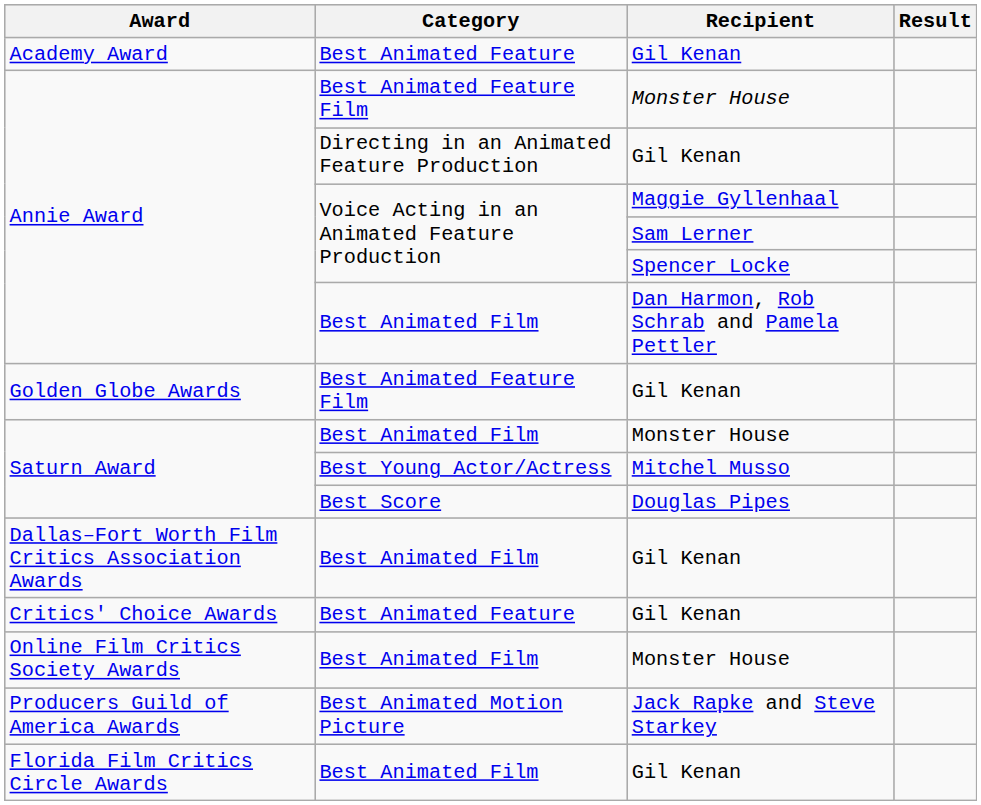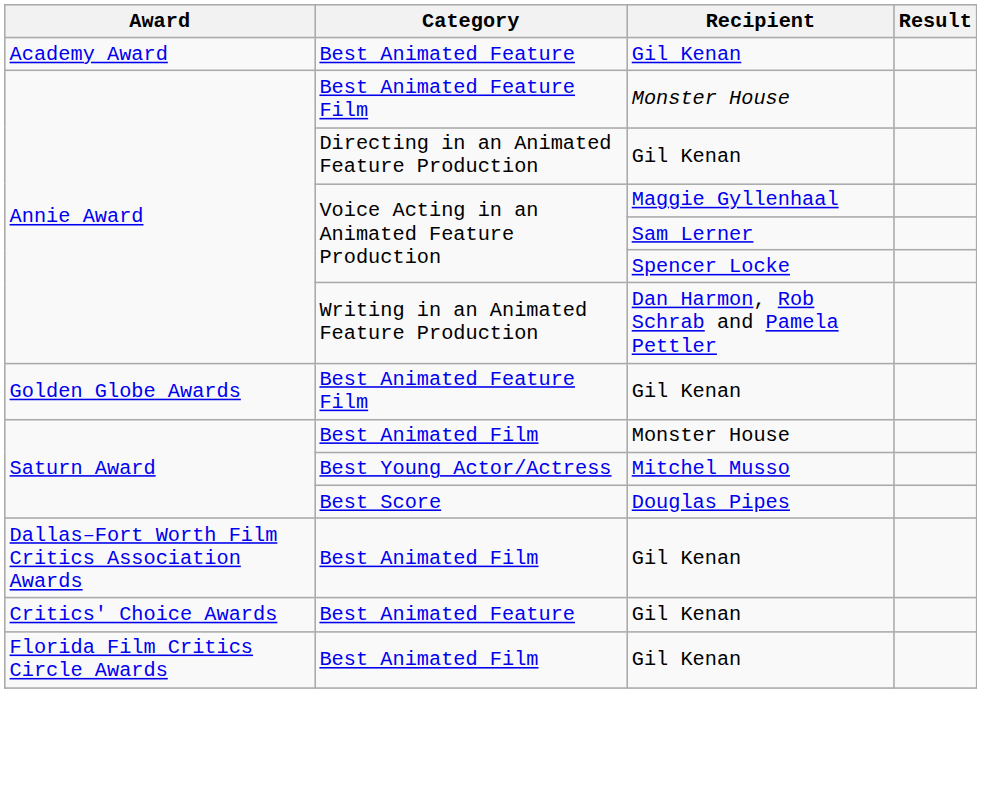(429, 323) Best Animated Film -> (453, 323) Writing in an Animated Feature Production
- row: (125, 660)
- row: (119, 716)
